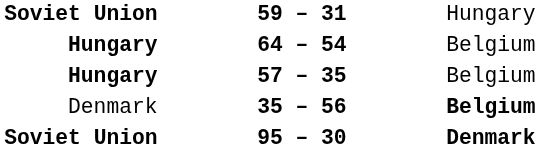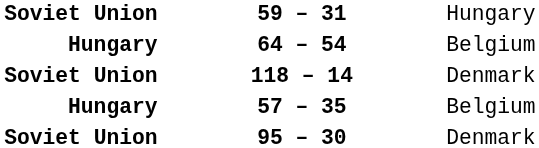+ row: (302, 77)
- row: (302, 108)
(491, 139) bold -> (491, 139) normal
